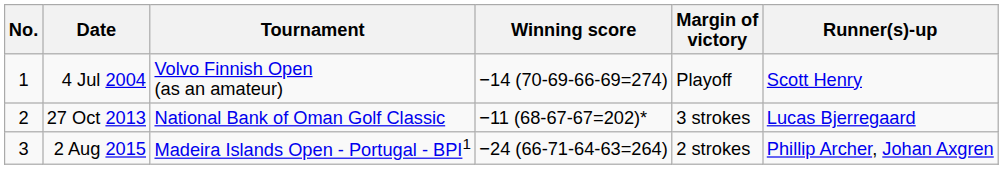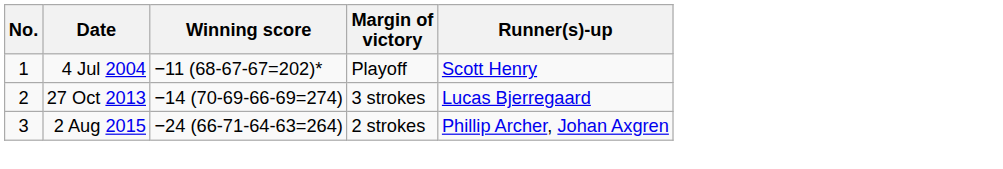- column: (313, 29)
(574, 79) −14 (70-69-66-69=274) -> (238, 69) −11 (68-67-67=202)*
(563, 118) −11 (68-67-67=202)* -> (249, 97) −14 (70-69-66-69=274)
